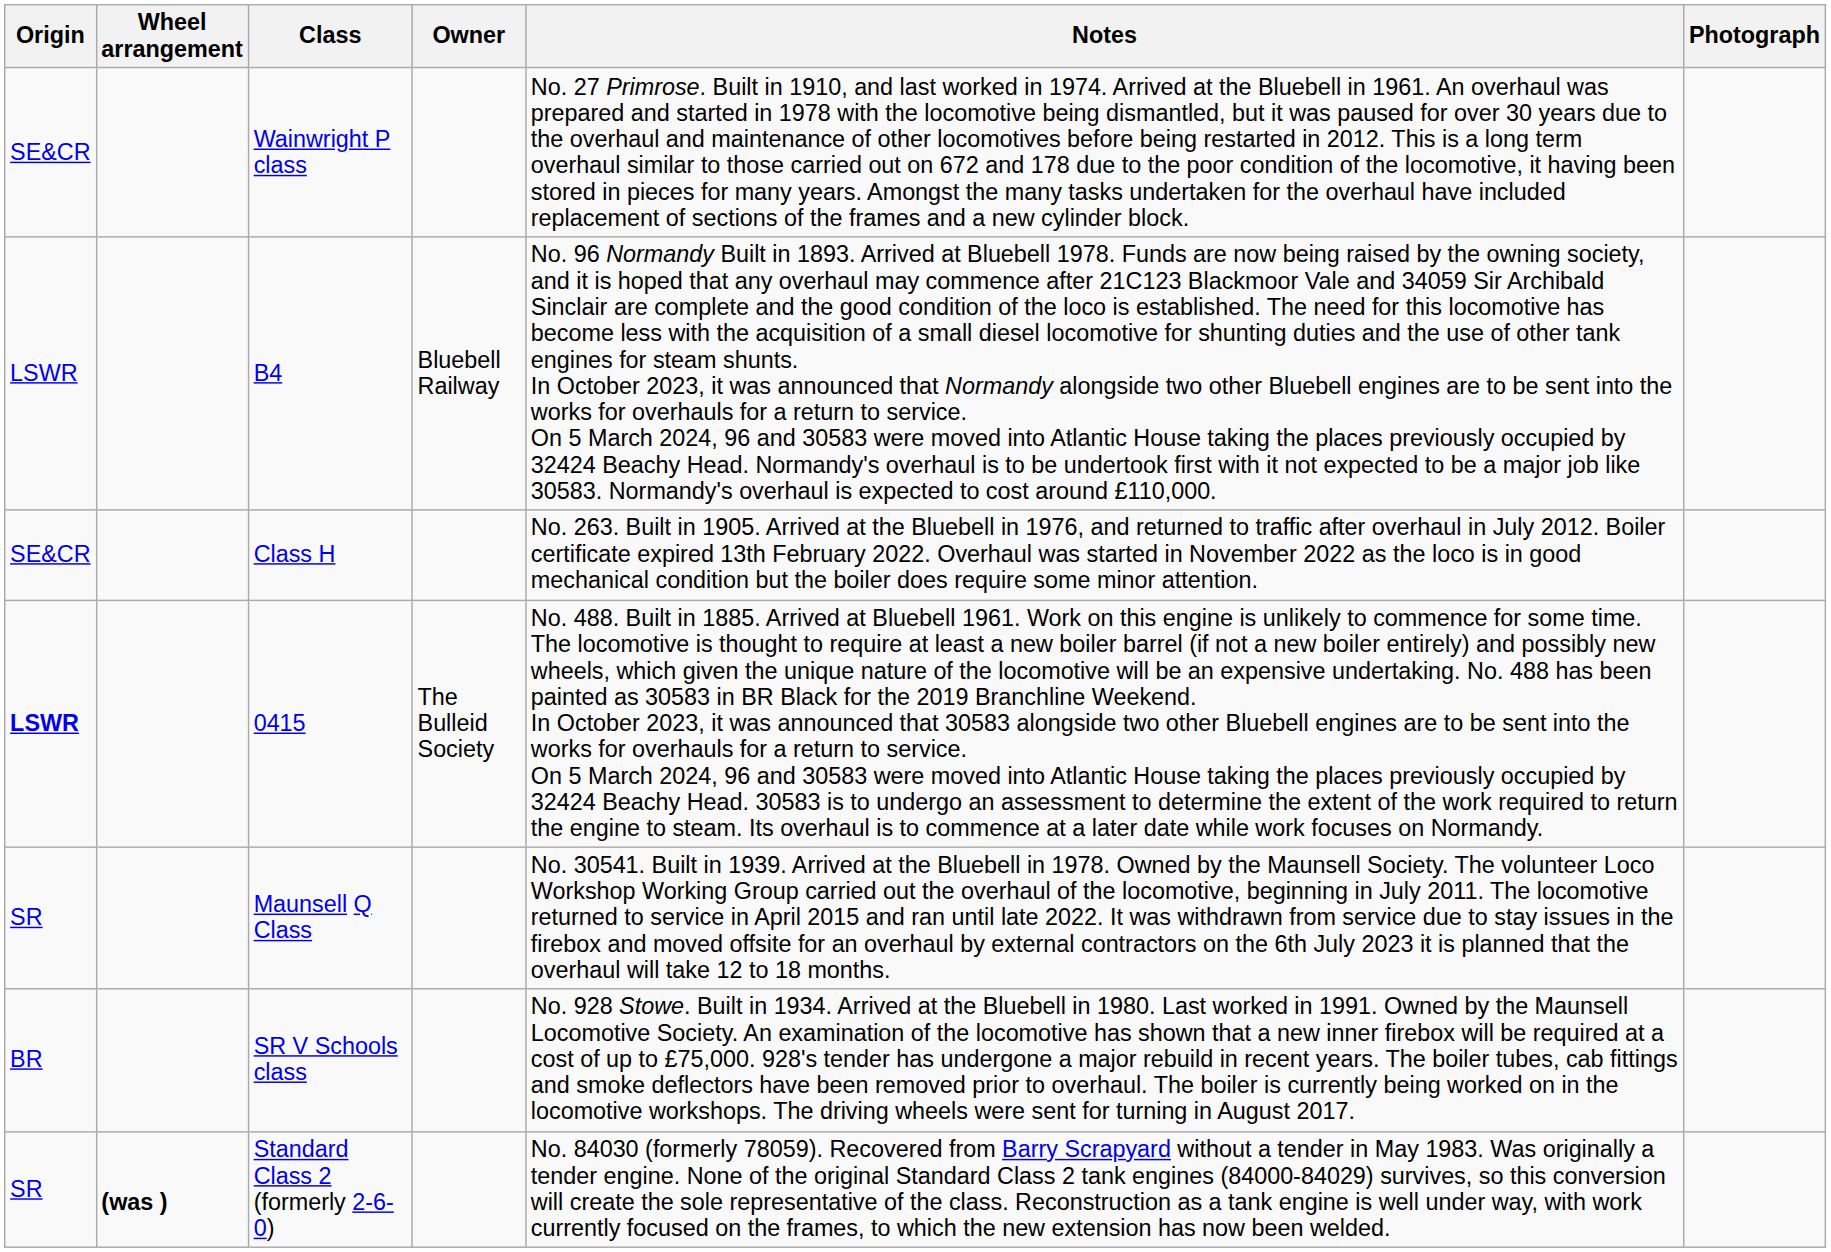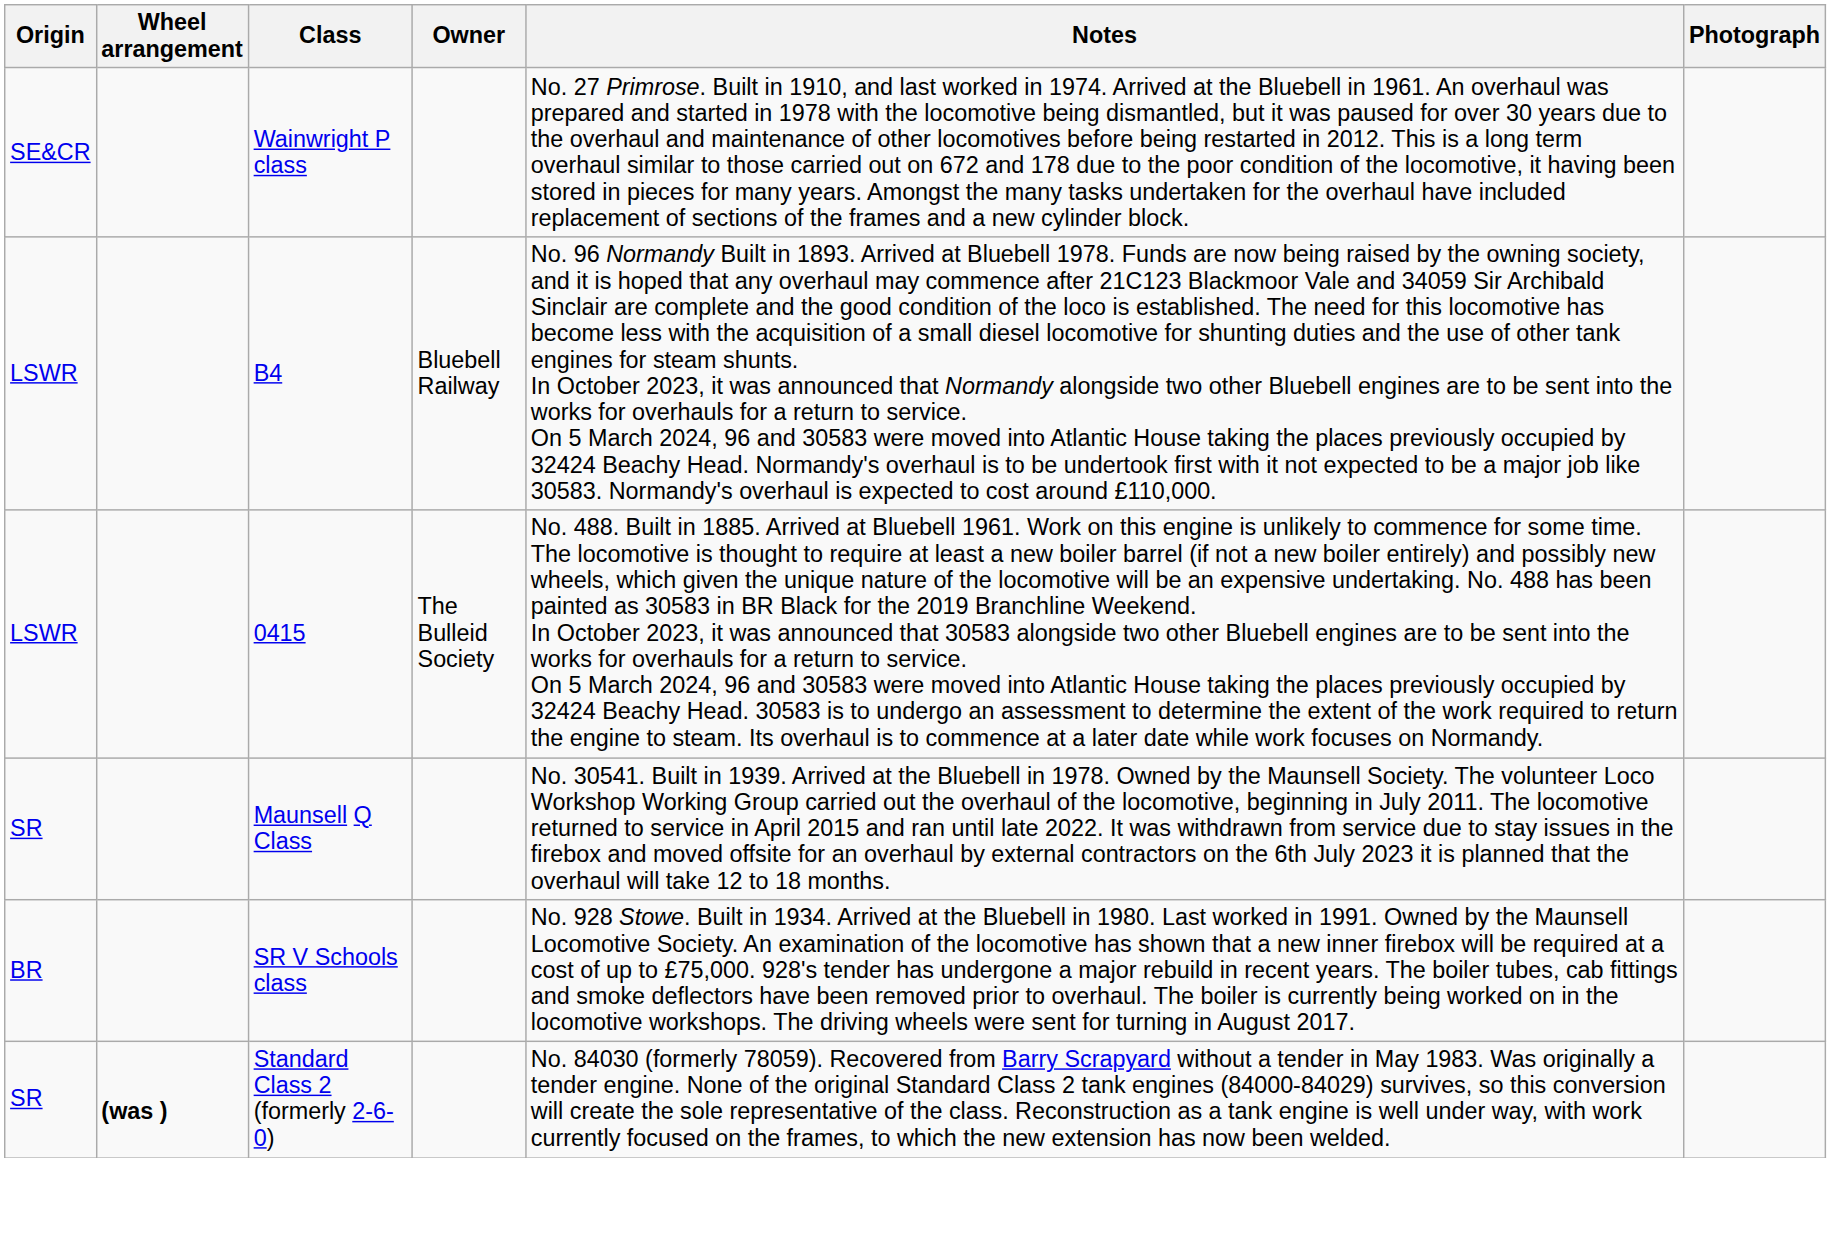- row: (295, 554)
(45, 723) bold -> (44, 633) normal
